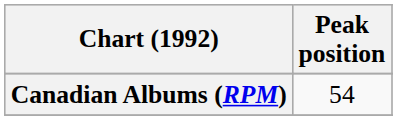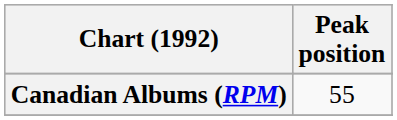(342, 94) 54 -> (342, 94) 55
